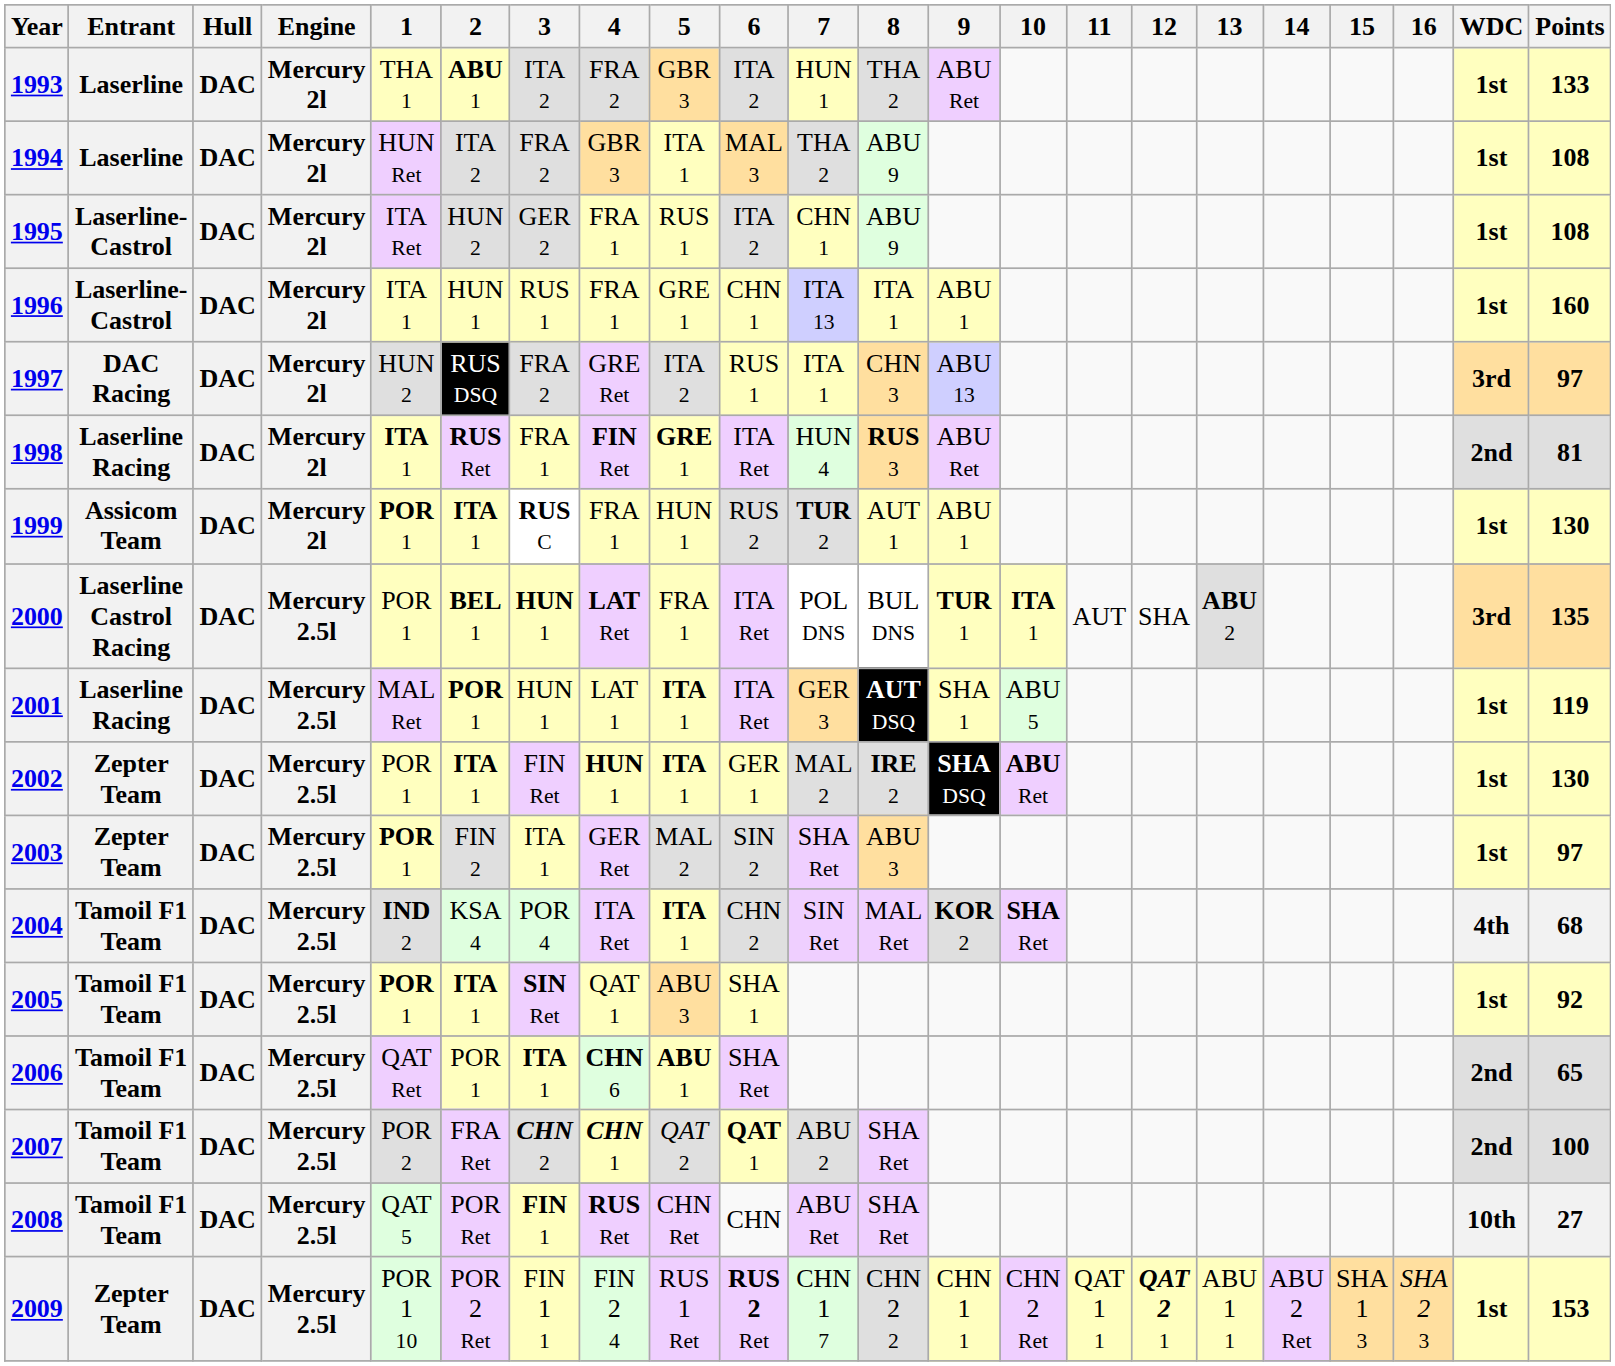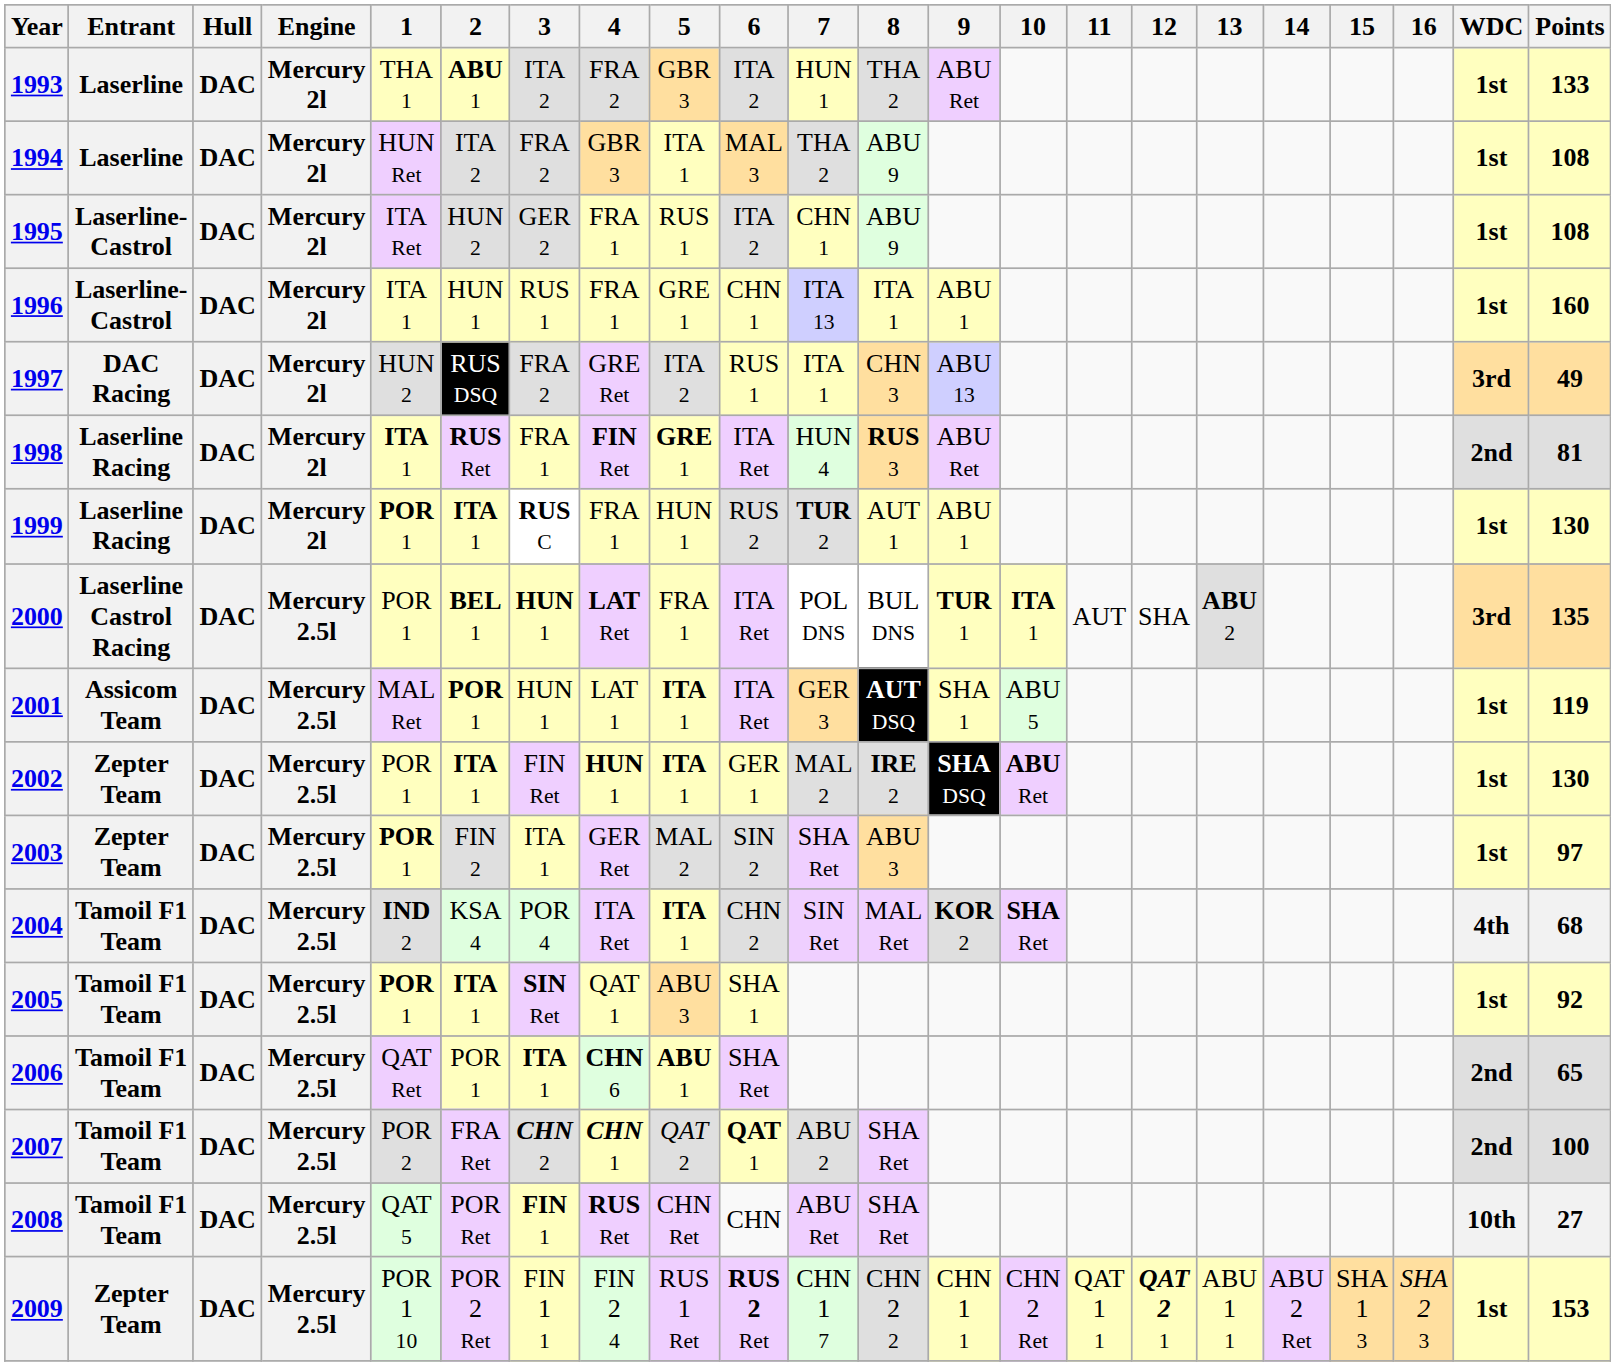(1570, 378) 97 -> (1570, 378) 49
(131, 526) Assicom Team -> (131, 526) Laserline Racing
(131, 704) Laserline Racing -> (131, 704) Assicom Team
